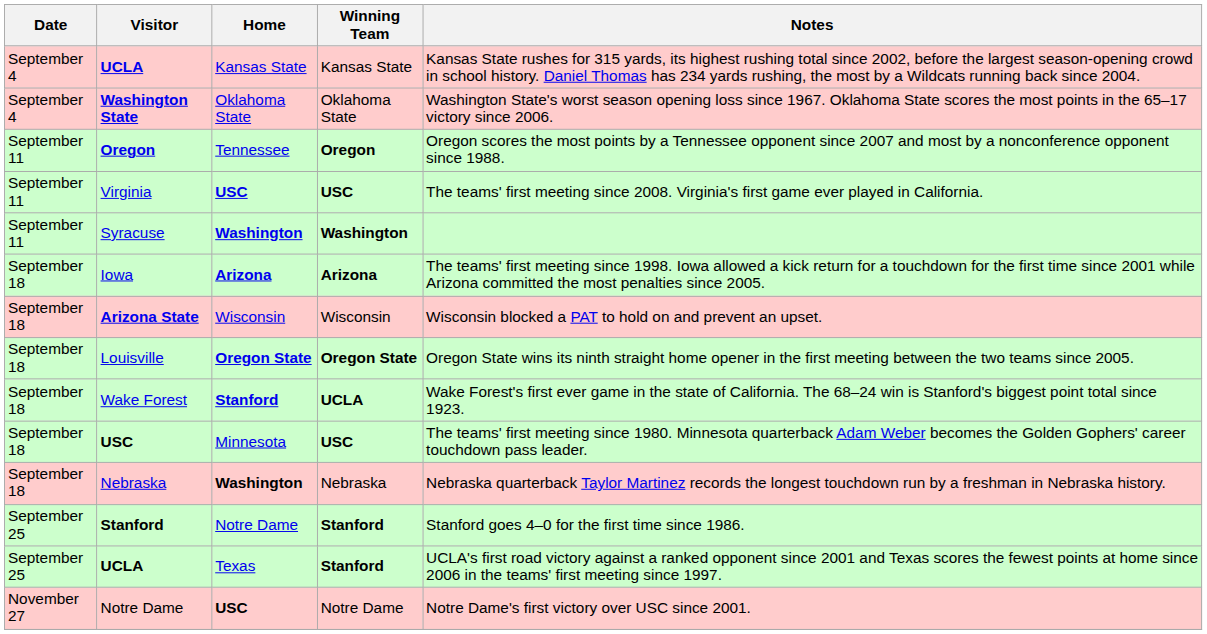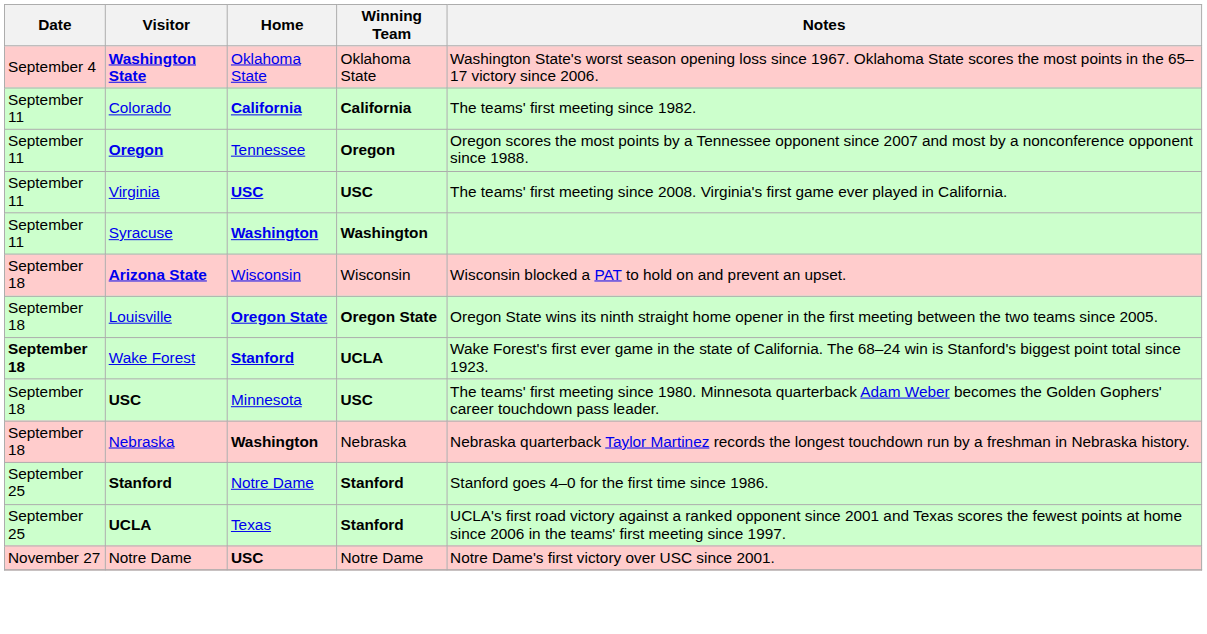- row: (122, 66)
+ row: (140, 108)
- row: (117, 275)
(46, 400) normal -> (48, 358) bold
